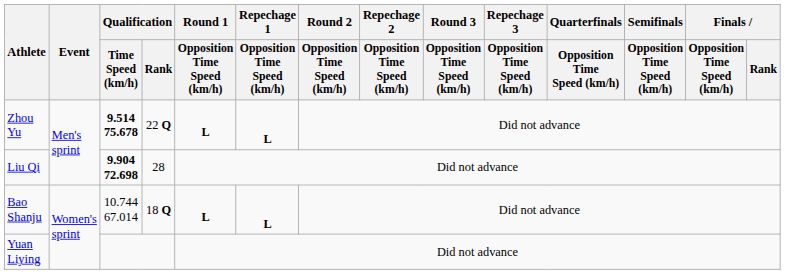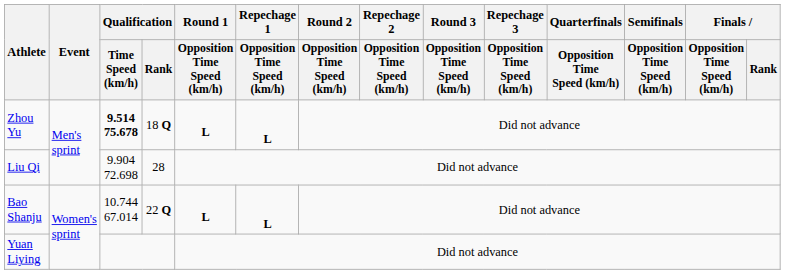(159, 125) 22 Q -> (159, 125) 18 Q
(121, 167) bold -> (121, 167) normal
(159, 210) 18 Q -> (159, 210) 22 Q
